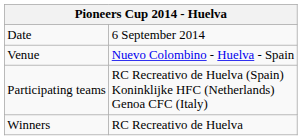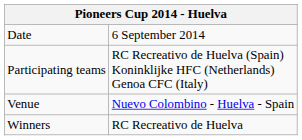rows swapped: (23, 55) <-> (57, 89)
